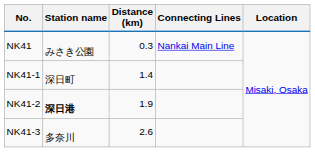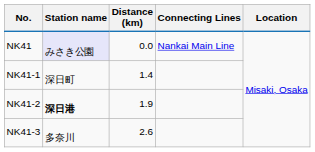(70, 51) no background -> (70, 51) lavender background
(146, 46) 0.3 -> (146, 46) 0.0
